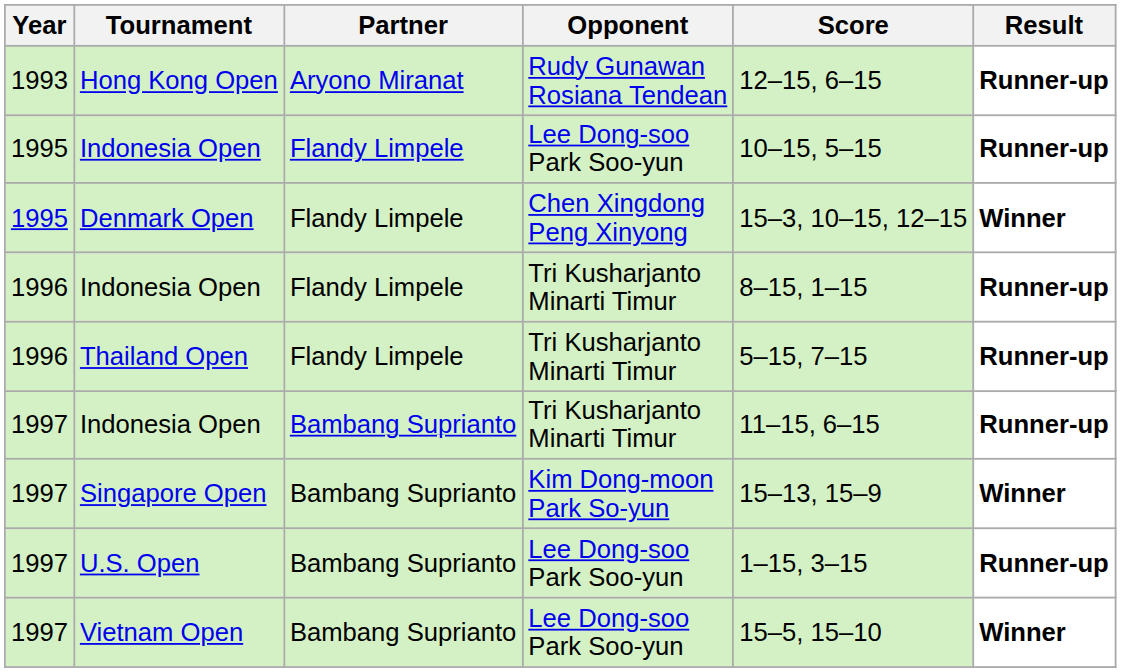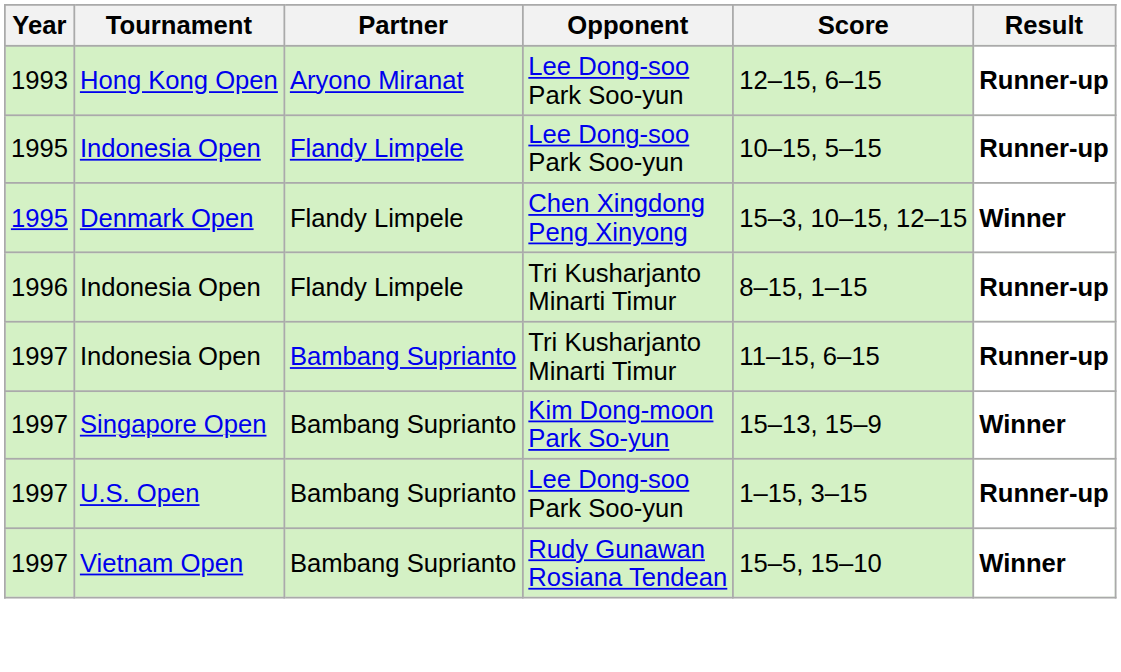(628, 80) Rudy Gunawan Rosiana Tendean -> (609, 80) Lee Dong-soo Park Soo-yun
- row: (39, 356)
(609, 632) Lee Dong-soo Park Soo-yun -> (628, 563) Rudy Gunawan Rosiana Tendean
